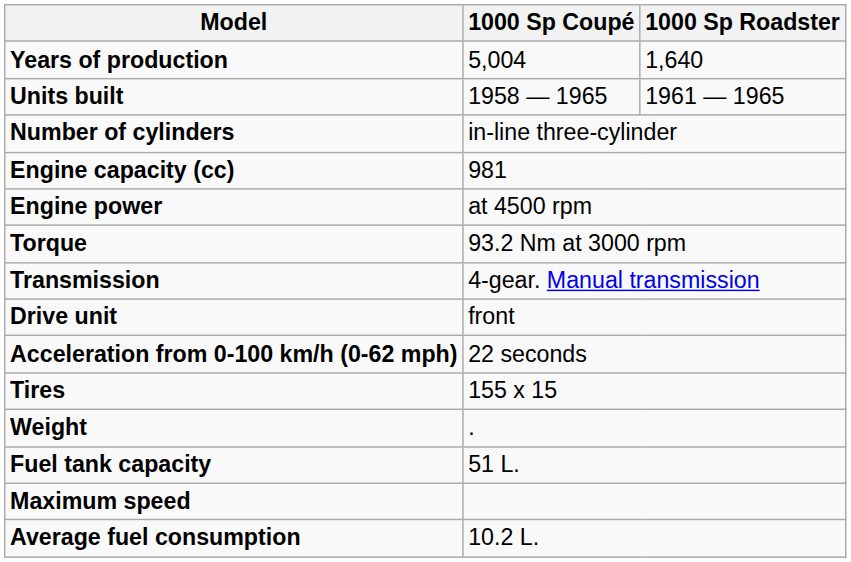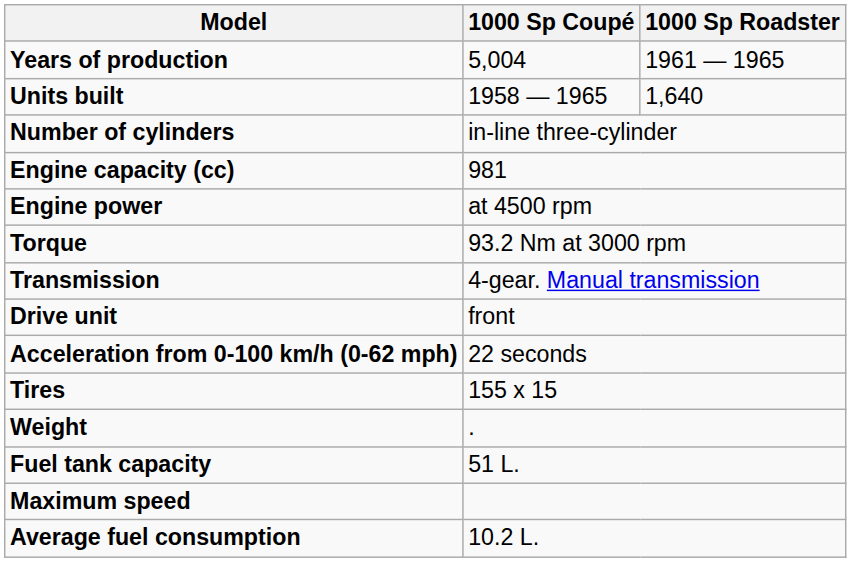(674, 59) 1,640 -> (715, 59) 1961 — 1965
(715, 96) 1961 — 1965 -> (674, 96) 1,640
